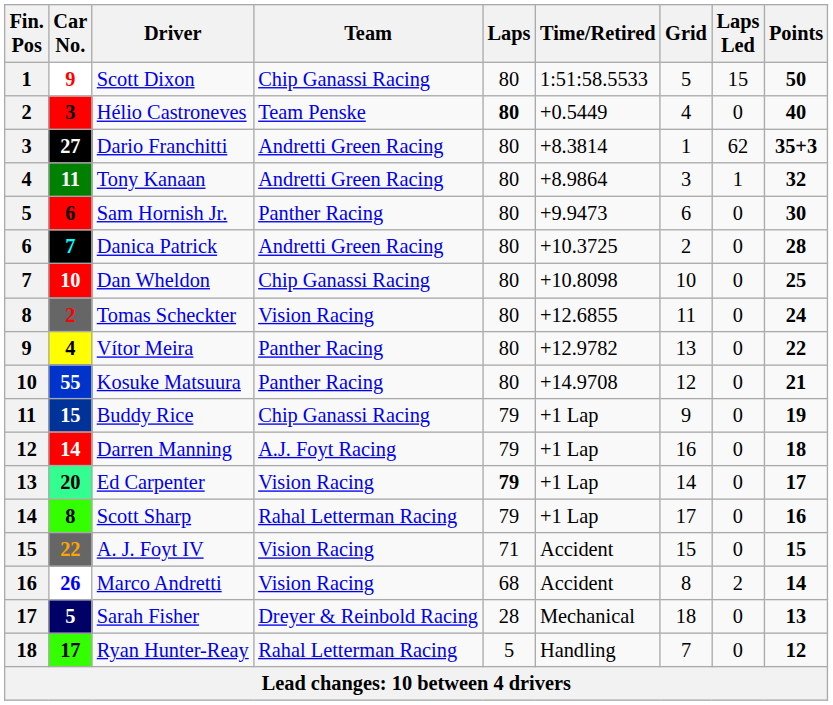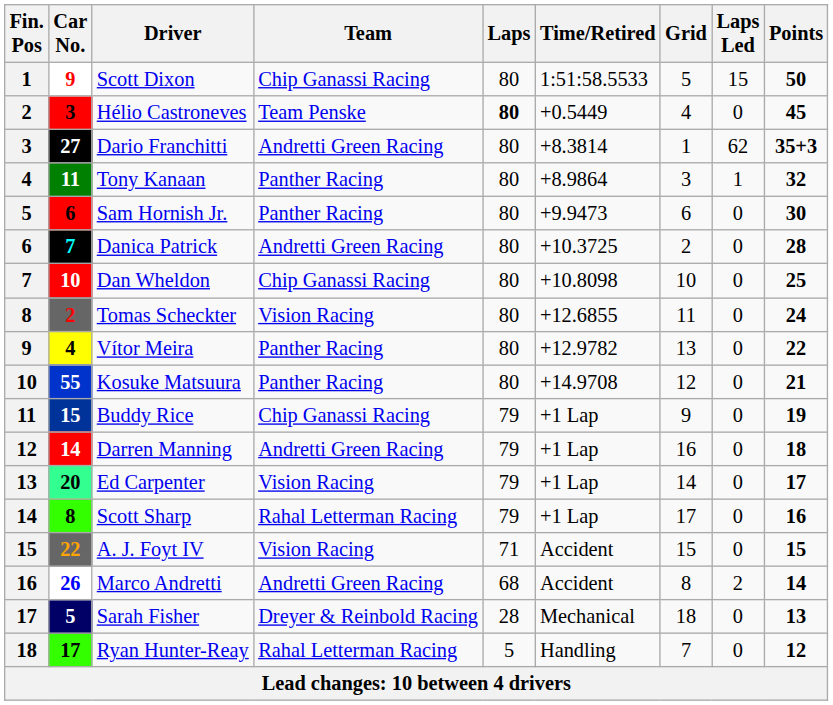(796, 112) 40 -> (796, 112) 45
(351, 179) Andretti Green Racing -> (321, 179) Panther Racing
(327, 448) A.J. Foyt Racing -> (351, 448) Andretti Green Racing
(509, 482) bold -> (509, 482) normal
(316, 582) Vision Racing -> (351, 582) Andretti Green Racing
